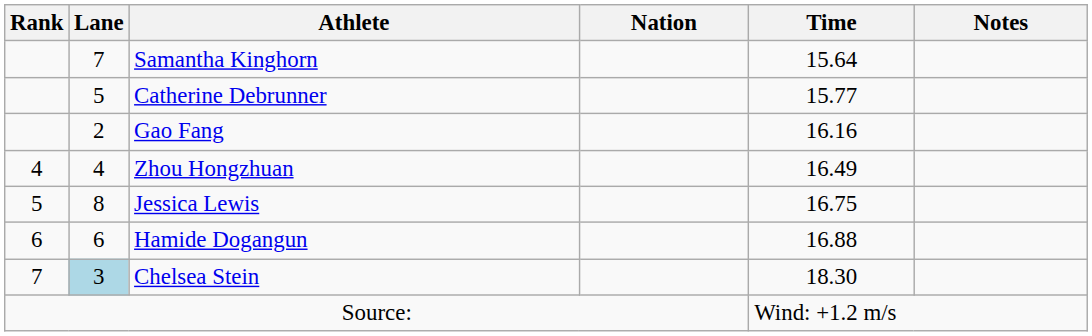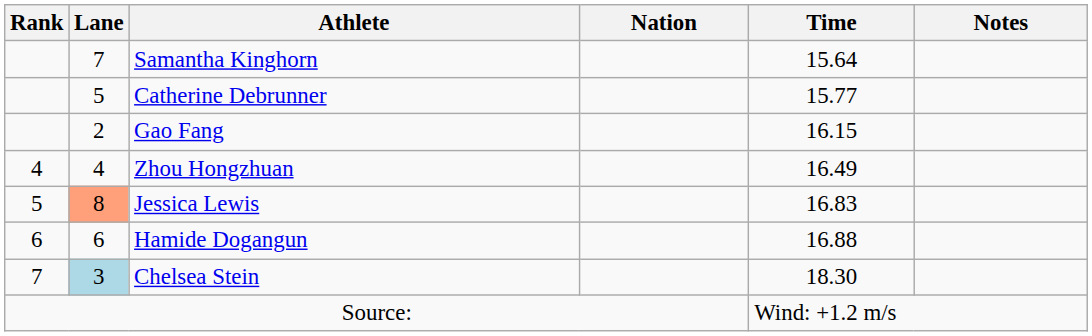(831, 131) 16.16 -> (831, 131) 16.15
(99, 204) no background -> (99, 204) lightsalmon background
(831, 204) 16.75 -> (831, 204) 16.83
